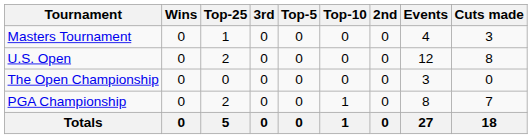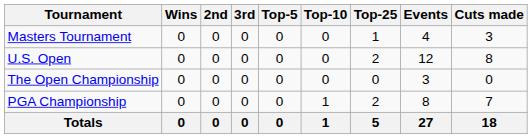columns swapped: (385, 15) <-> (225, 15)
